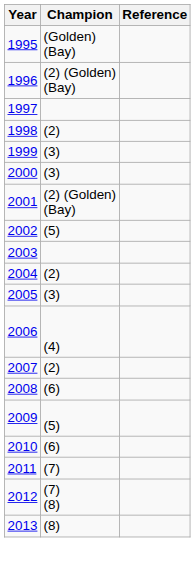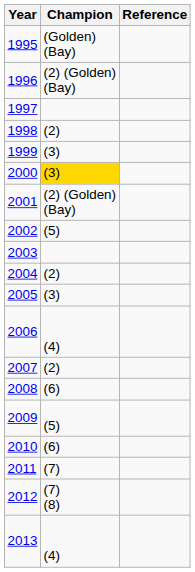(52, 173) no background -> (52, 173) gold background
(52, 525) (8) -> (52, 556) (4)
